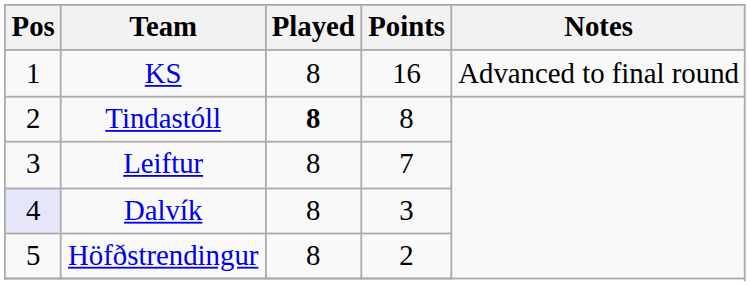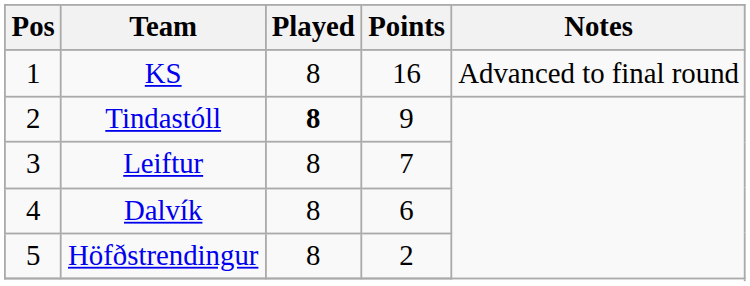(407, 118) 8 -> (407, 118) 9
(33, 210) lavender background -> (33, 210) no background
(407, 210) 3 -> (407, 210) 6
